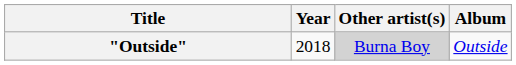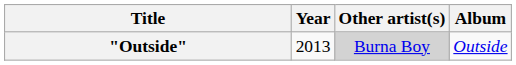(313, 45) 2018 -> (313, 45) 2013
